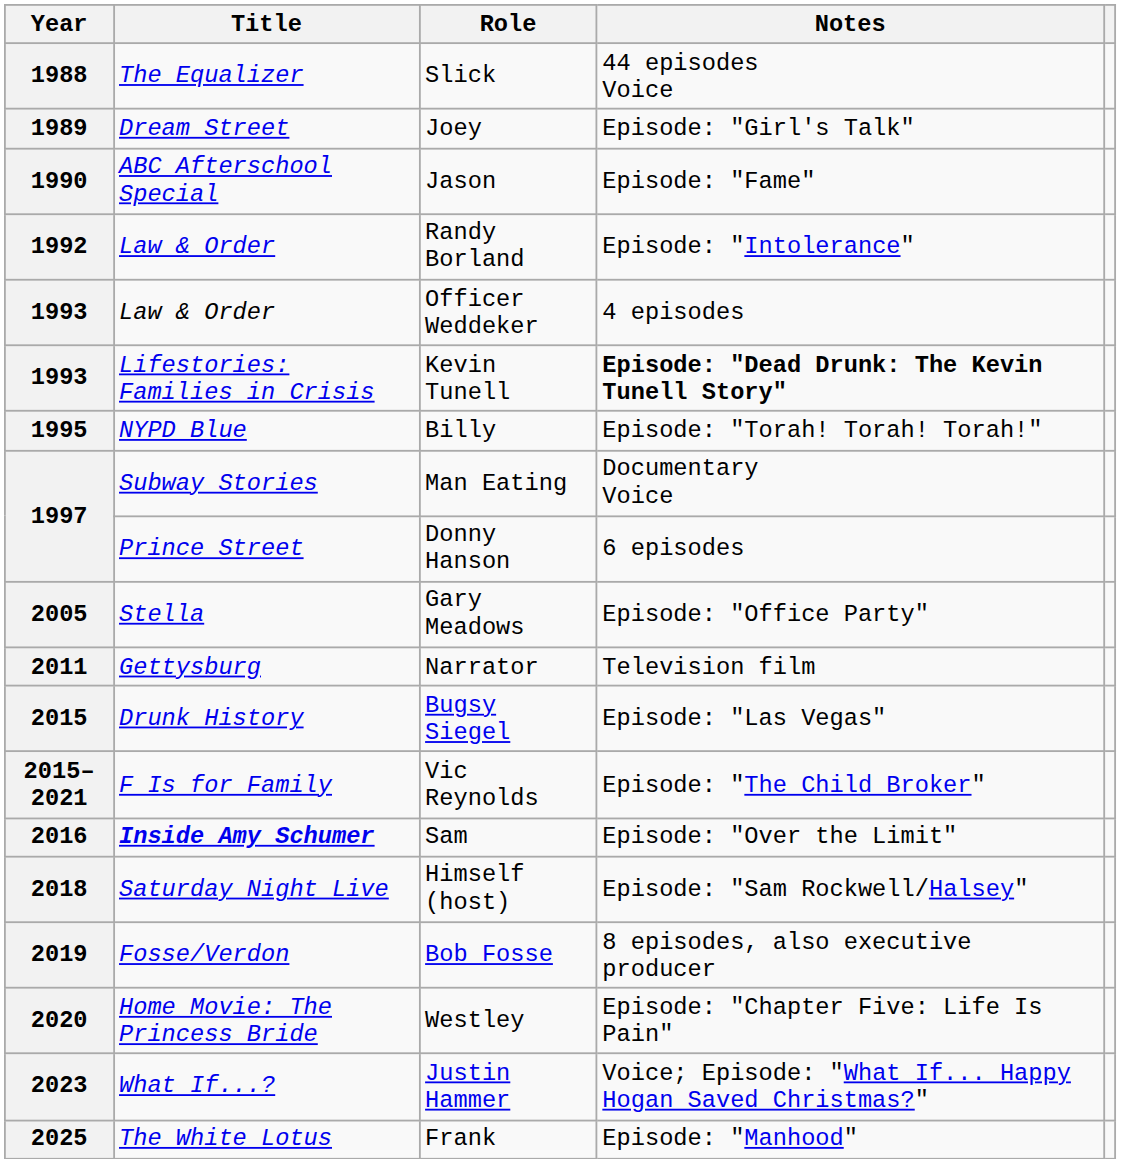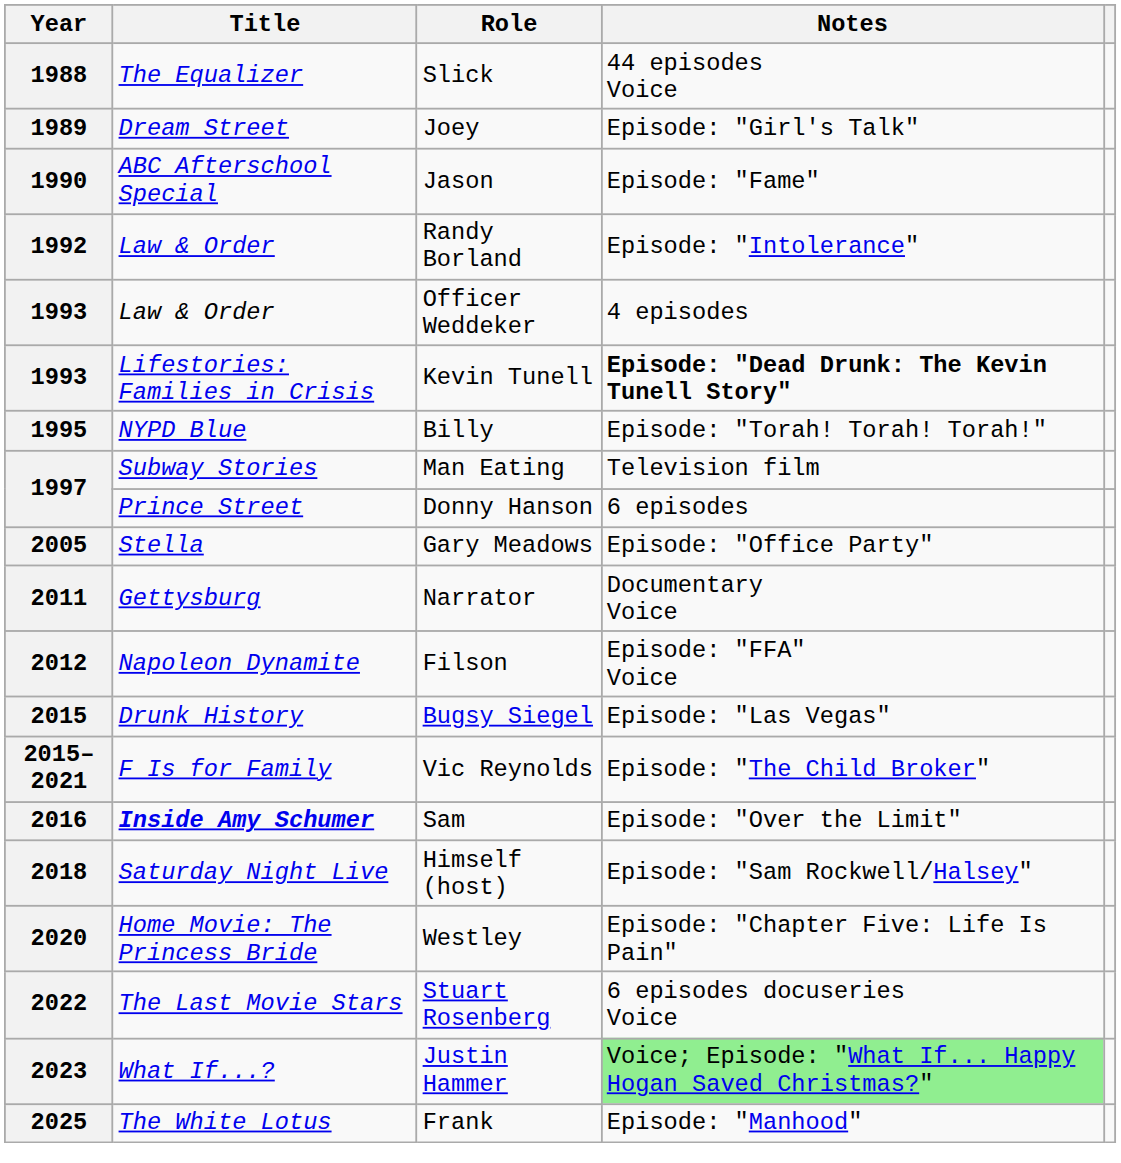(680, 483) Documentary Voice -> (713, 469) Television film
(709, 667) Television film -> (685, 599) Documentary Voice
+ row: (59, 664)
- row: (59, 955)
+ row: (59, 1005)
(837, 1087) no background -> (841, 1071) lightgreen background
